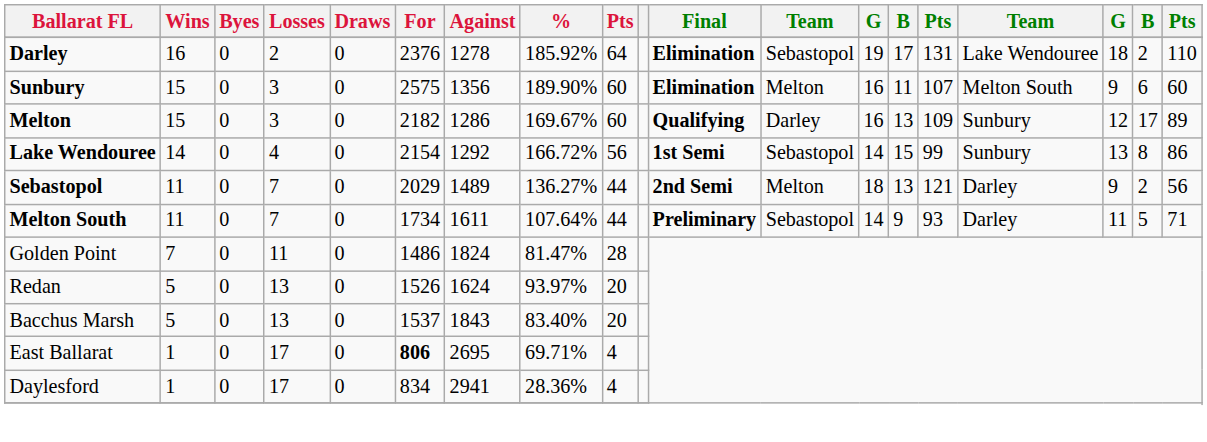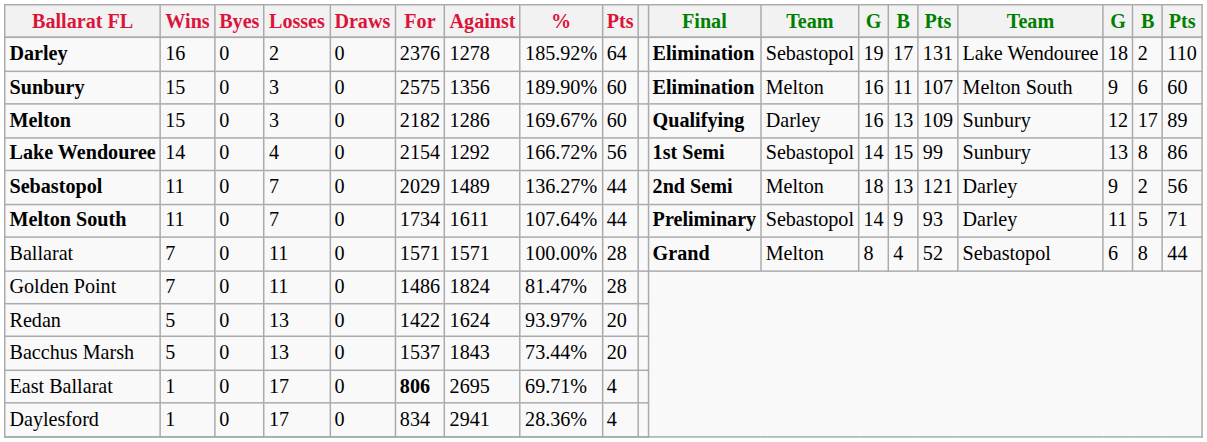+ row: (41, 253)
(420, 286) 1526 -> (420, 319) 1422
(556, 319) 83.40% -> (556, 352) 73.44%
